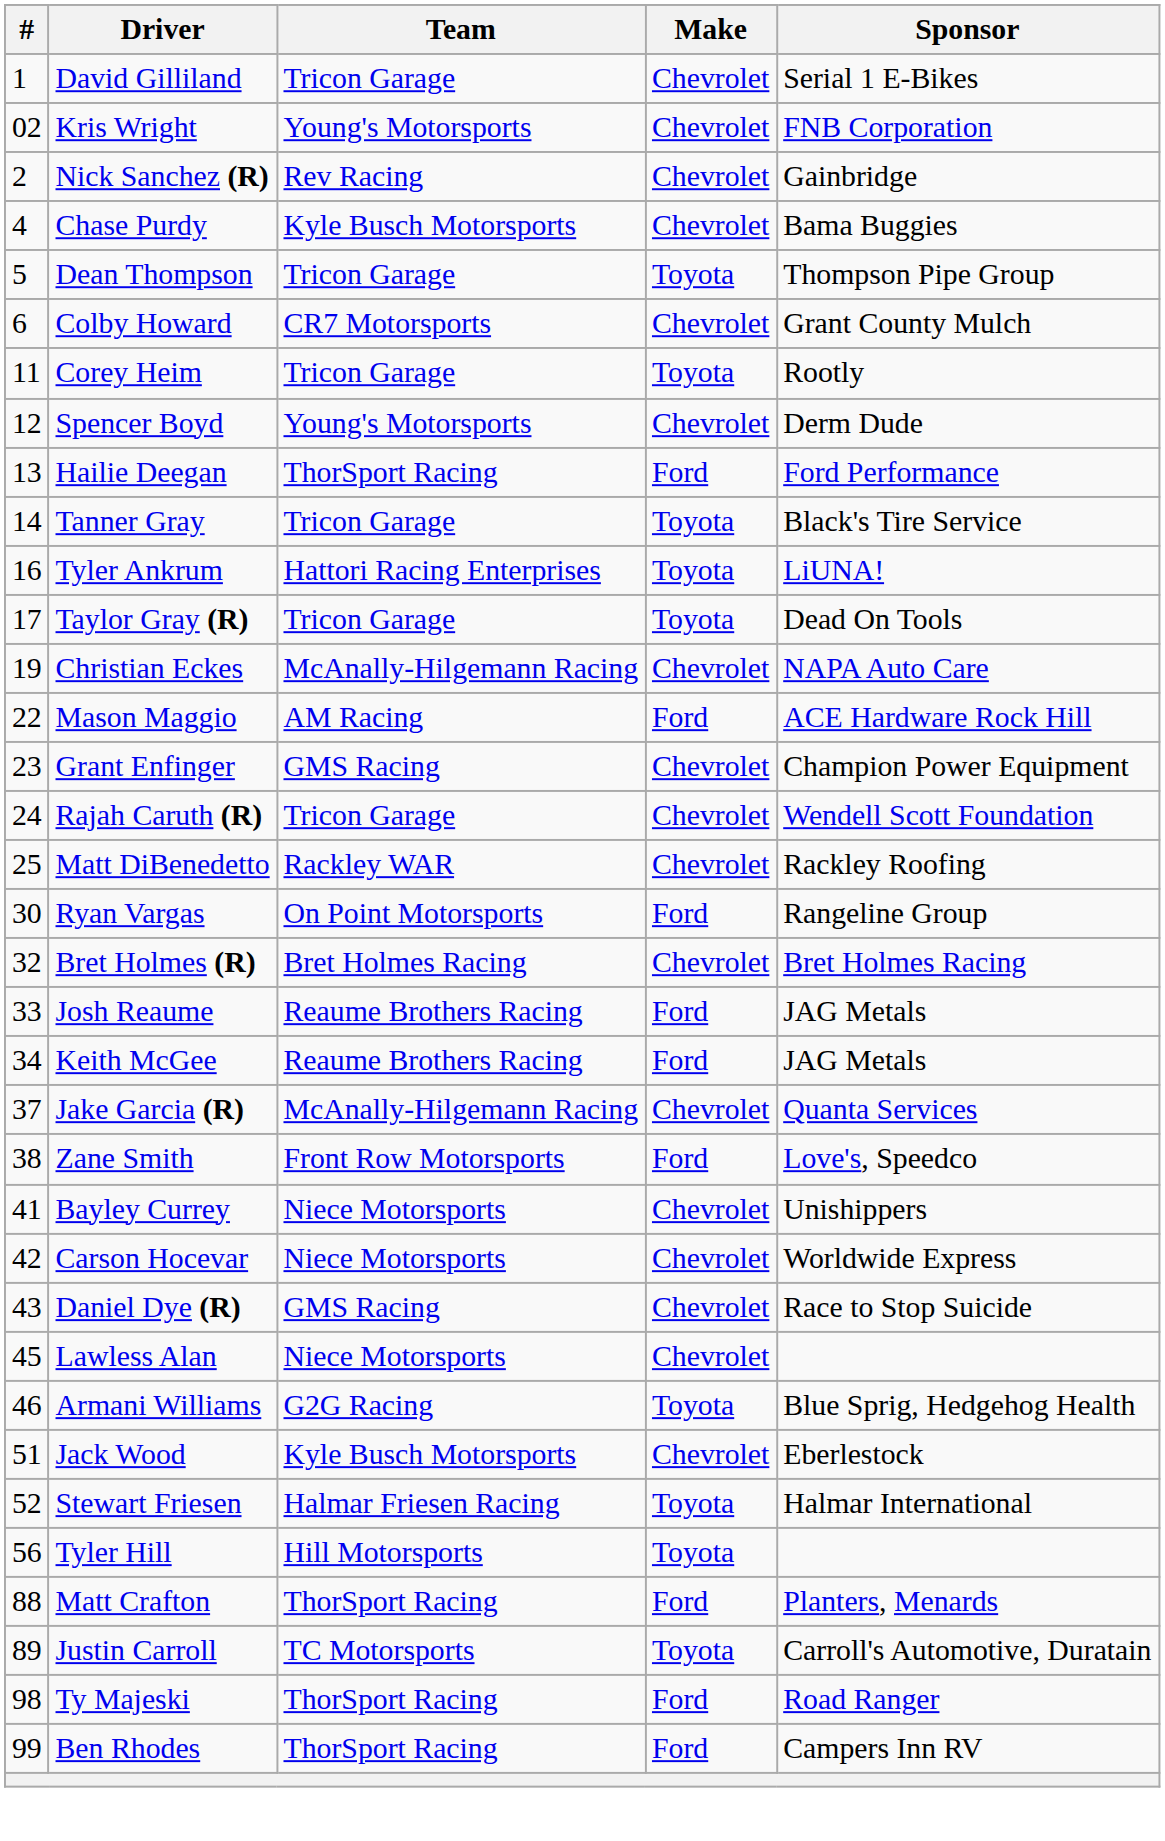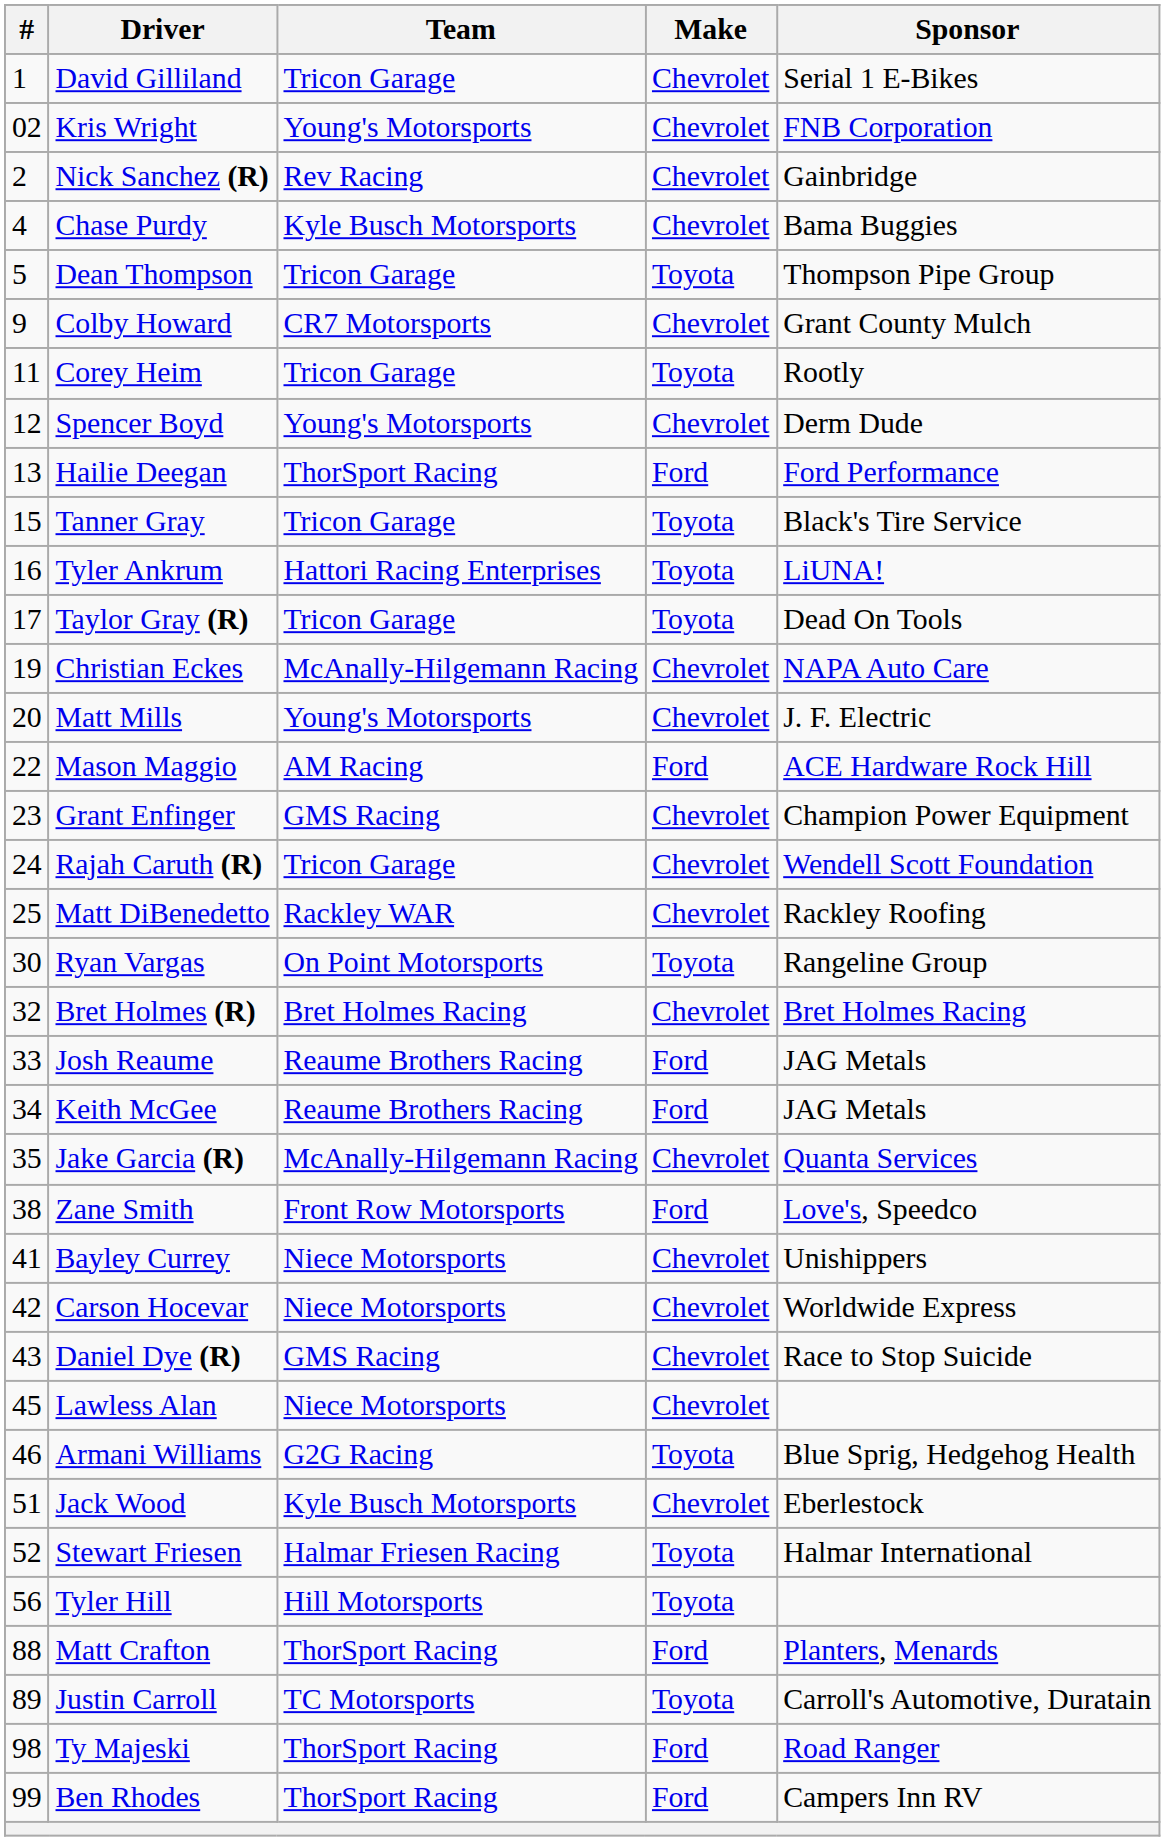(19, 323) 6 -> (19, 323) 9
(27, 520) 14 -> (27, 520) 15
+ row: (119, 716)
(680, 913) Ford -> (693, 962) Toyota
(27, 1109) 37 -> (27, 1159) 35
